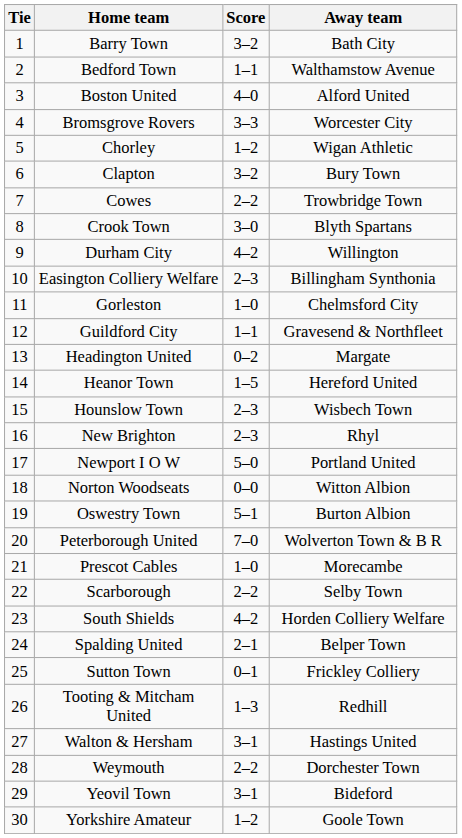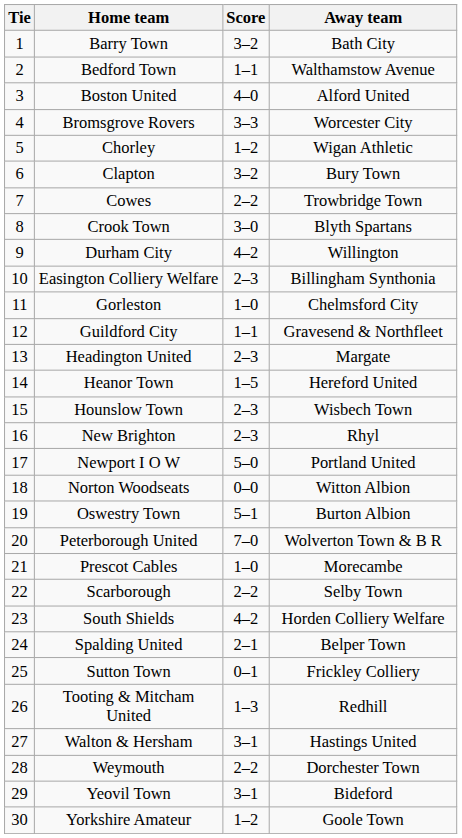(246, 357) 0–2 -> (246, 357) 2–3
